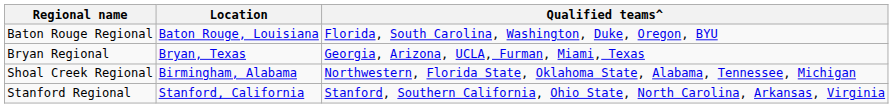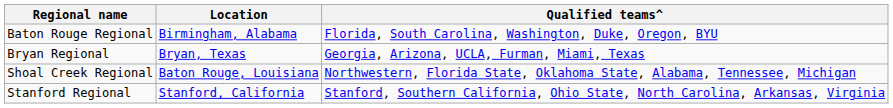(239, 34) Baton Rouge, Louisiana -> (228, 34) Birmingham, Alabama
(228, 73) Birmingham, Alabama -> (239, 73) Baton Rouge, Louisiana
